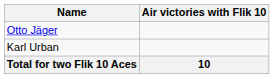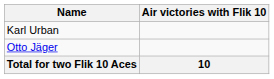rows swapped: (33, 47) <-> (32, 30)
